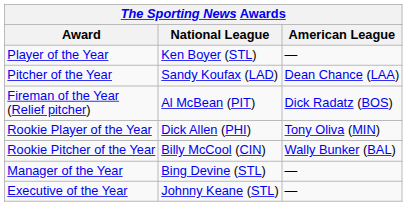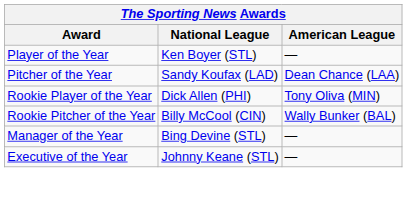- row: (63, 103)
